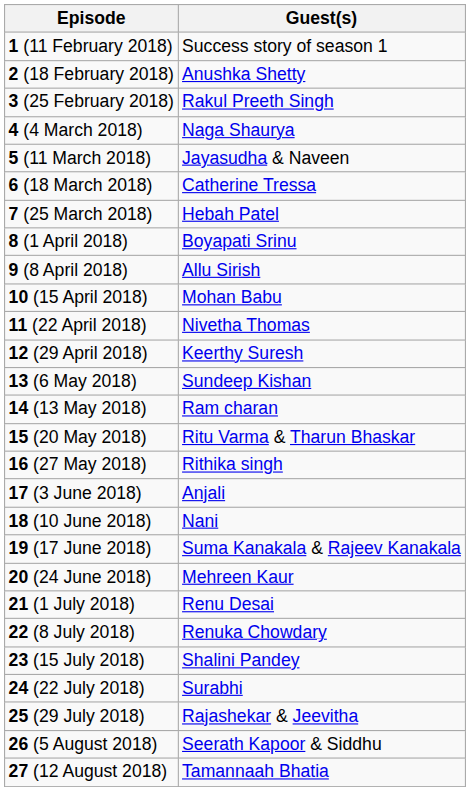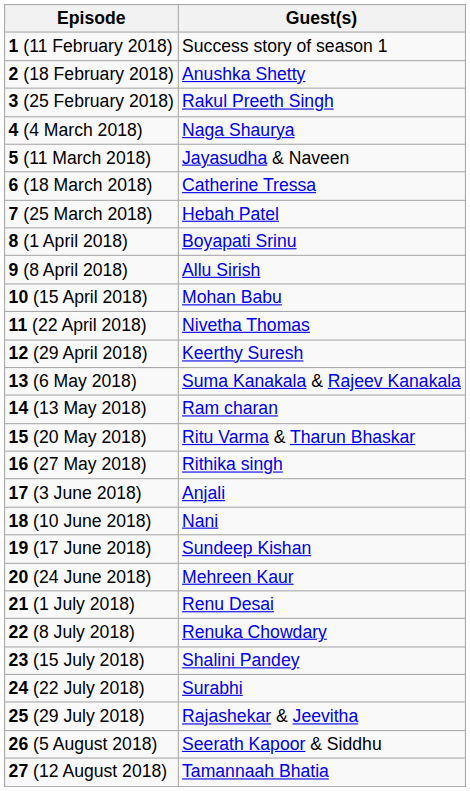(247, 381) Sundeep Kishan -> (321, 381) Suma Kanakala & Rajeev Kanakala
(321, 548) Suma Kanakala & Rajeev Kanakala -> (247, 548) Sundeep Kishan
